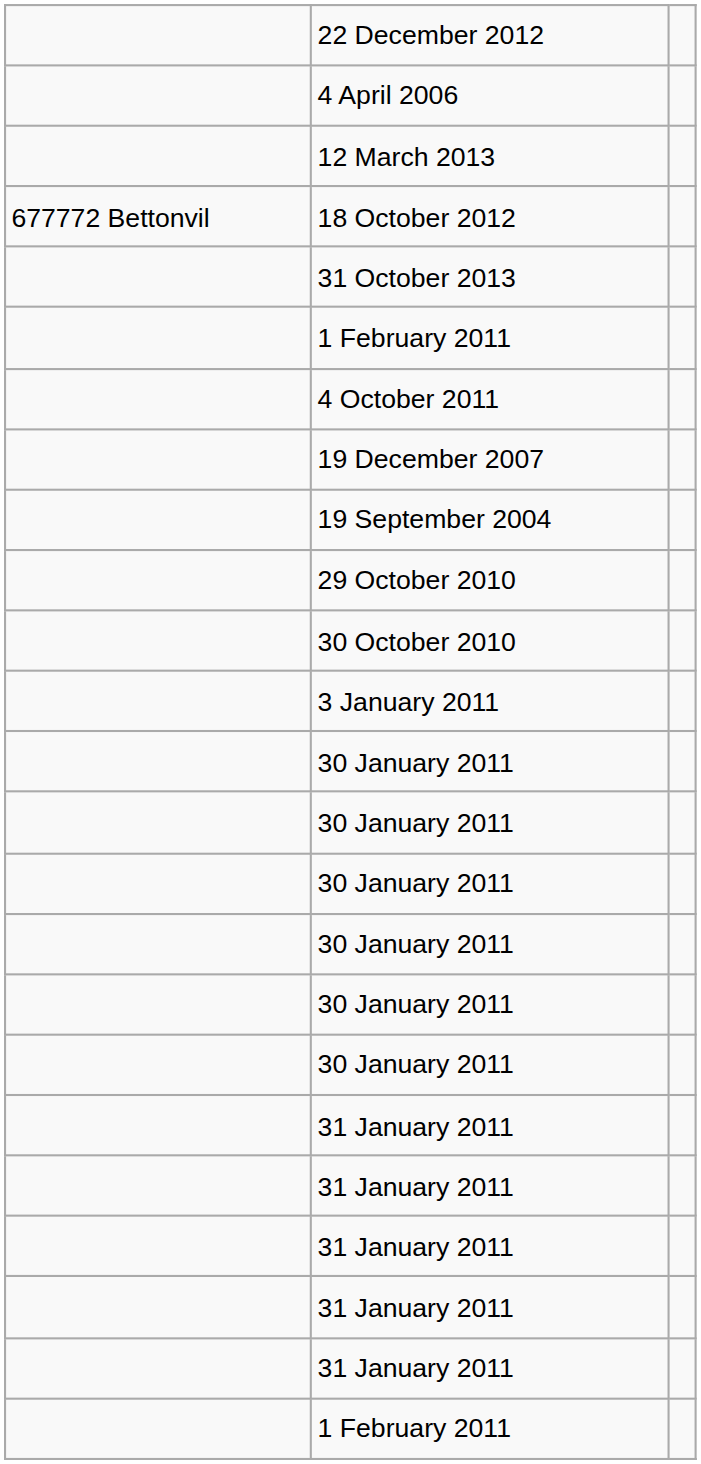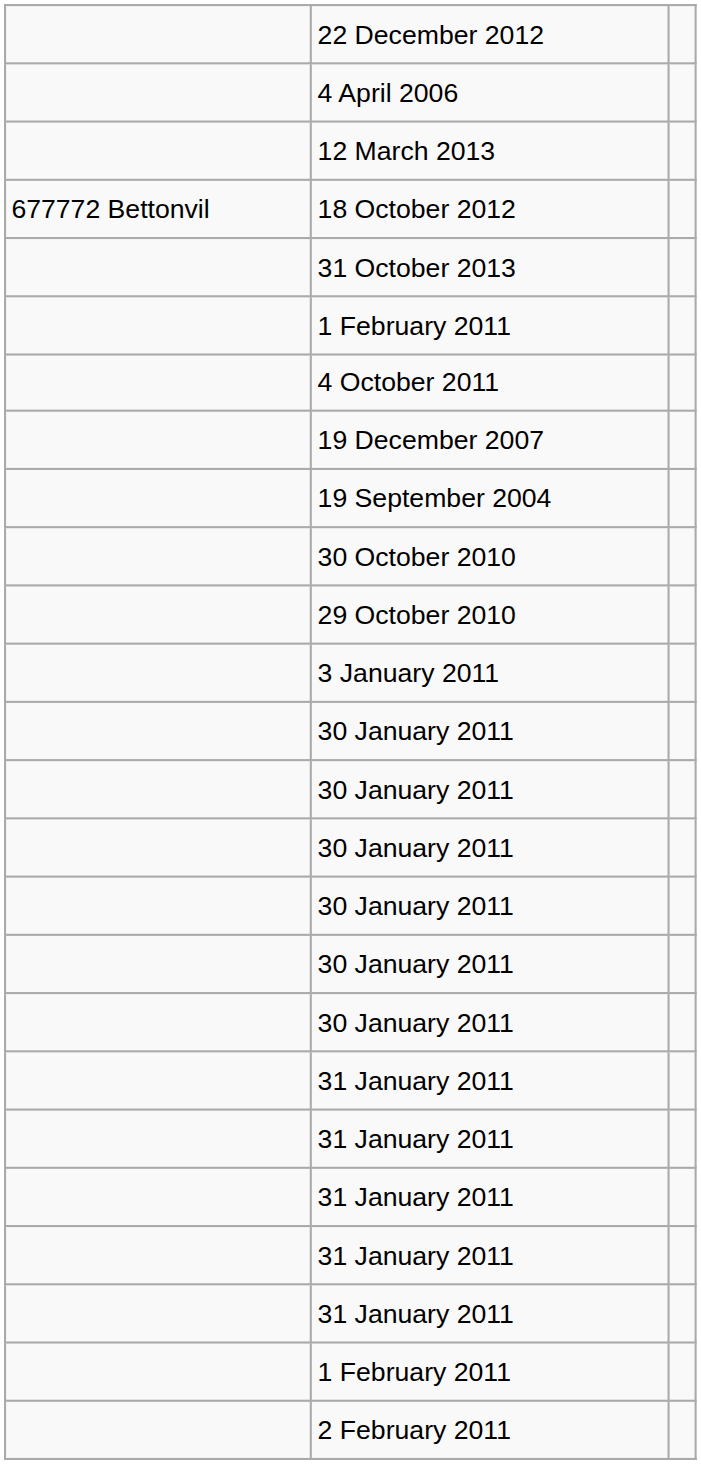rows swapped: (158, 580) <-> (158, 641)
+ row: (158, 1429)
